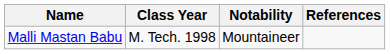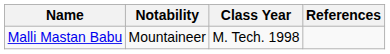columns swapped: (172, 15) <-> (261, 15)
